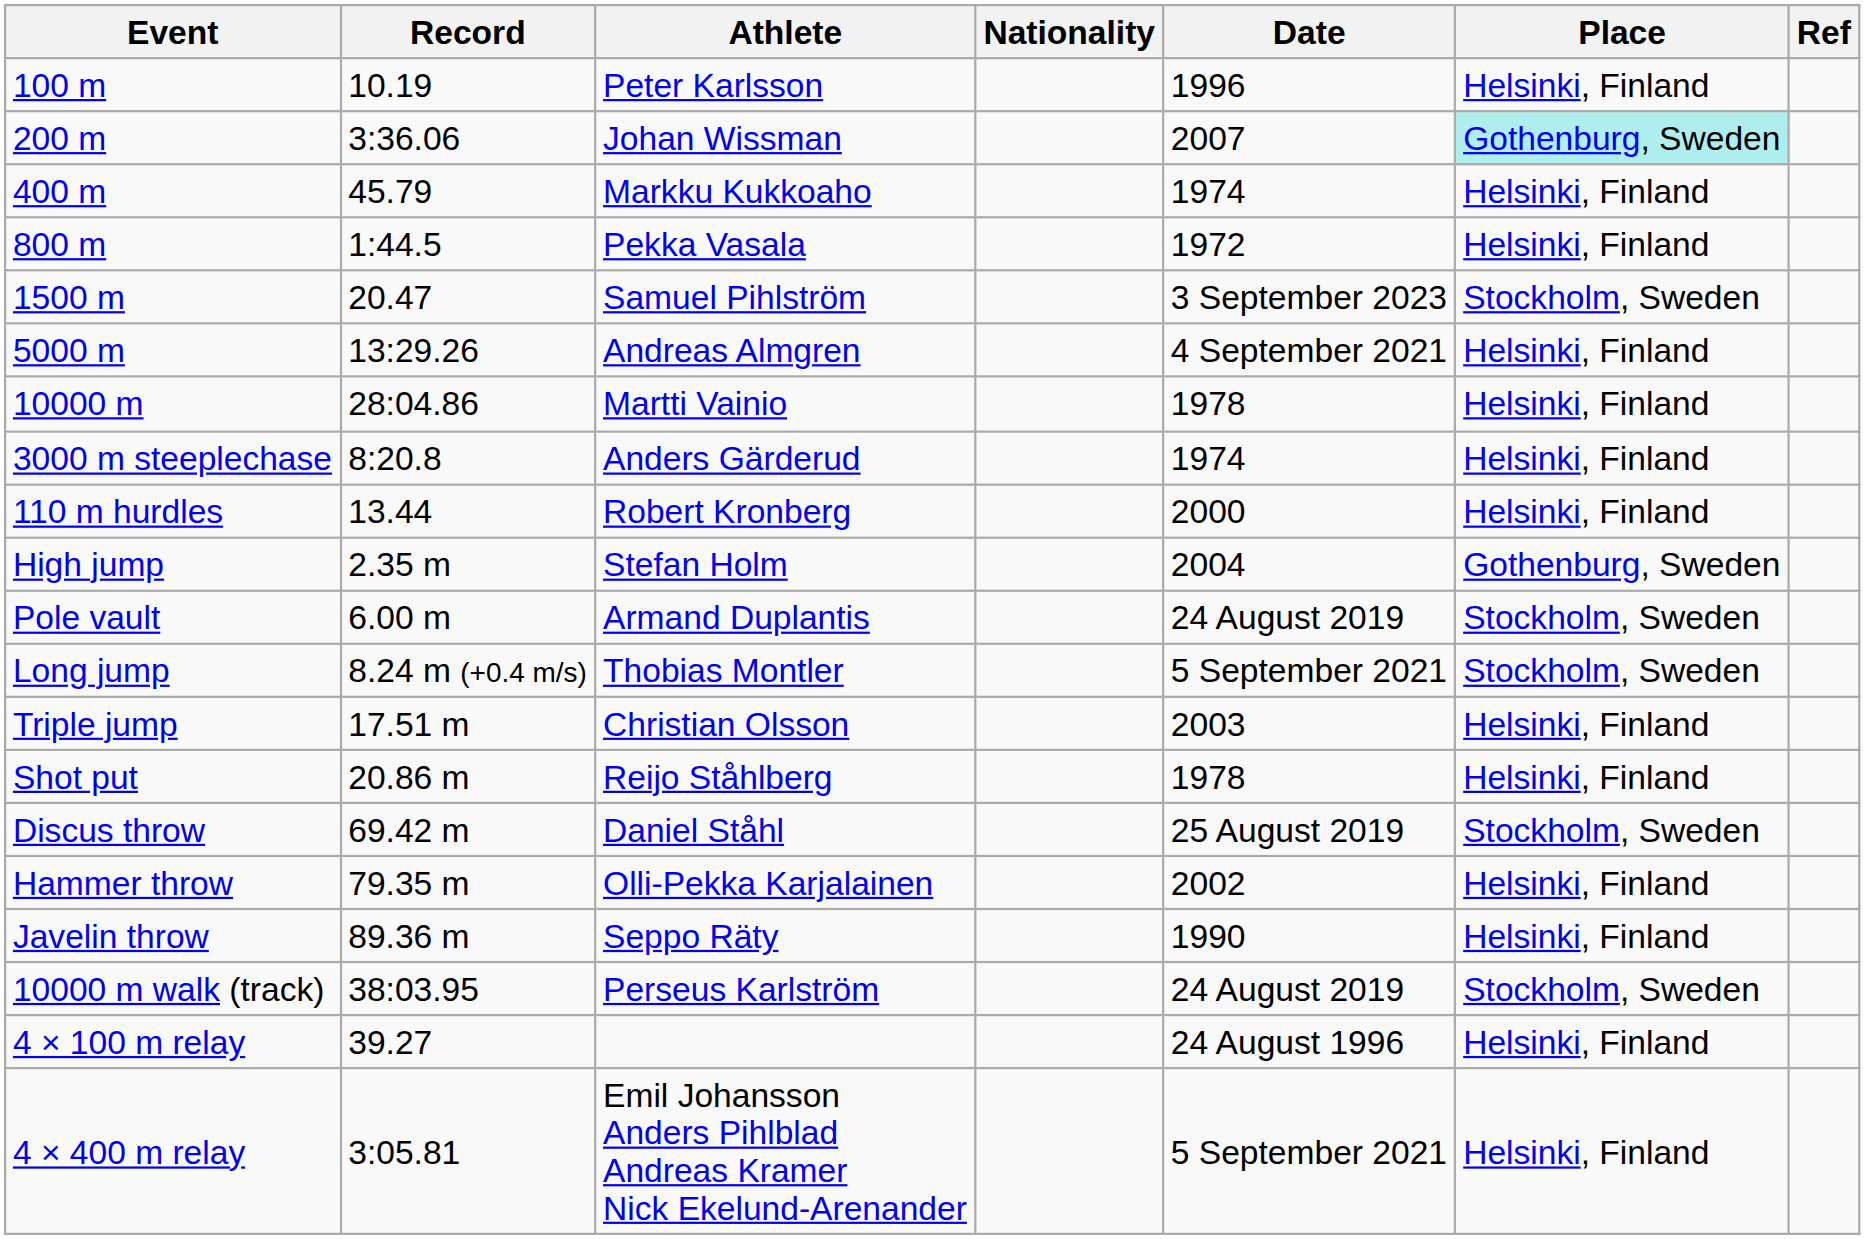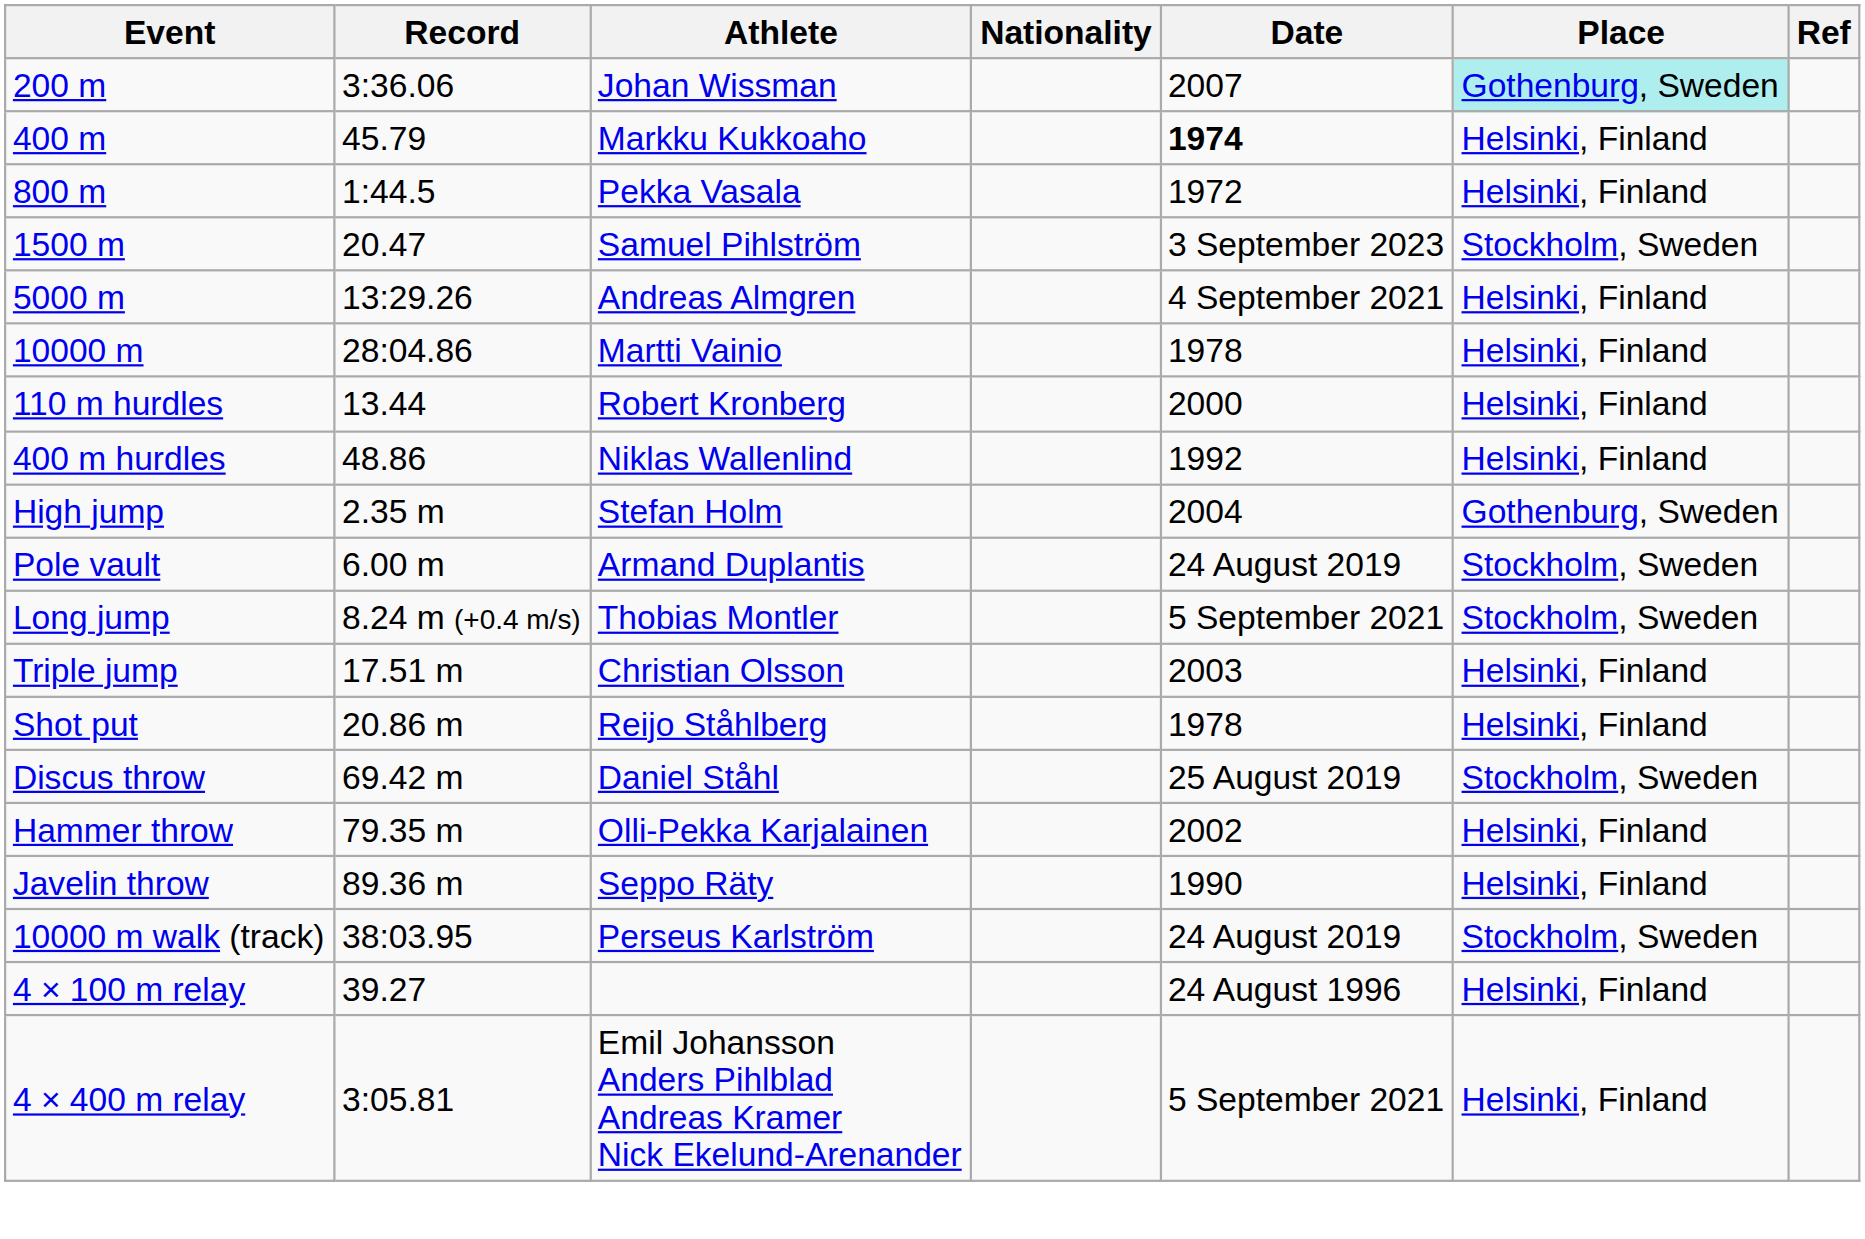- row: (60, 85)
(1208, 191) normal -> (1205, 138) bold
- row: (172, 457)
+ row: (119, 457)
